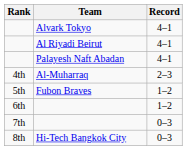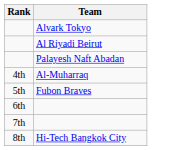- column: (164, 12)
